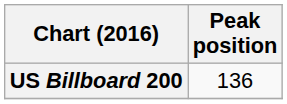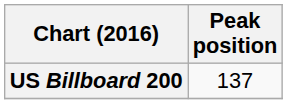(235, 80) 136 -> (235, 80) 137
